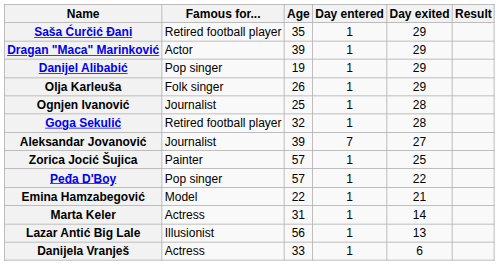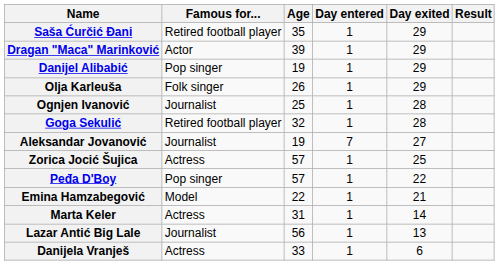(298, 141) 39 -> (298, 141) 19
(184, 160) Painter -> (185, 160) Actress
(189, 233) Illusionist -> (190, 233) Journalist
